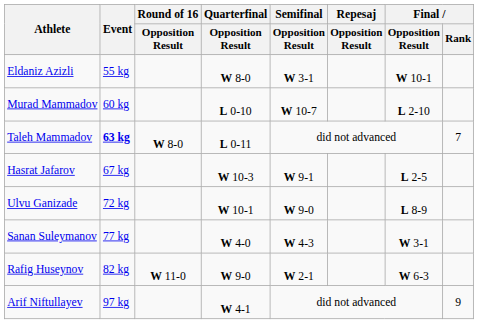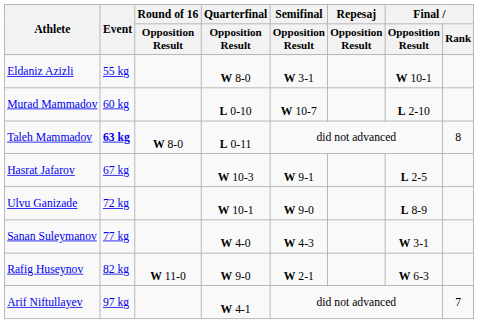(458, 137) 7 -> (458, 137) 8
(458, 302) 9 -> (458, 302) 7
